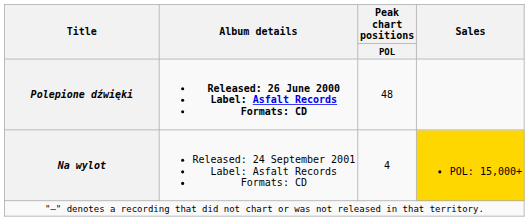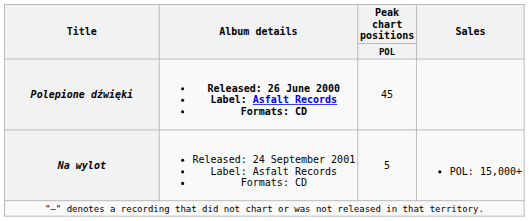(387, 94) 48 -> (387, 94) 45
(387, 165) 4 -> (387, 165) 5
(471, 171) gold background -> (471, 171) no background
